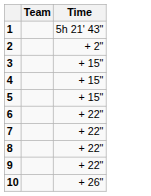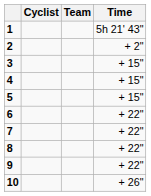+ column: (41, 13)
